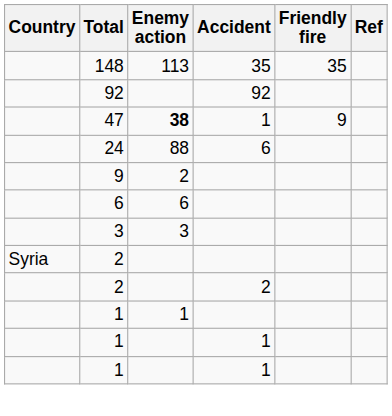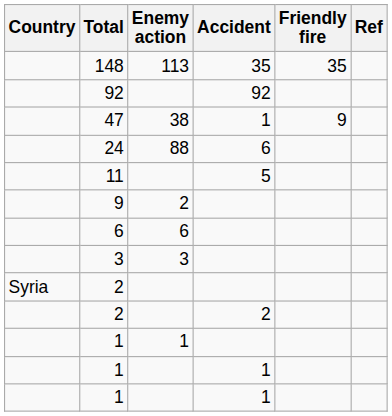(179, 120) bold -> (179, 120) normal
+ row: (115, 176)
